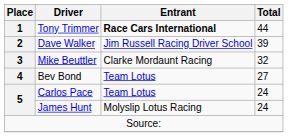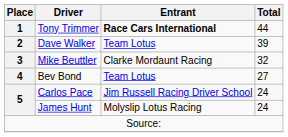(178, 45) Jim Russell Racing Driver School -> (130, 45) Team Lotus
(130, 92) Team Lotus -> (178, 92) Jim Russell Racing Driver School
